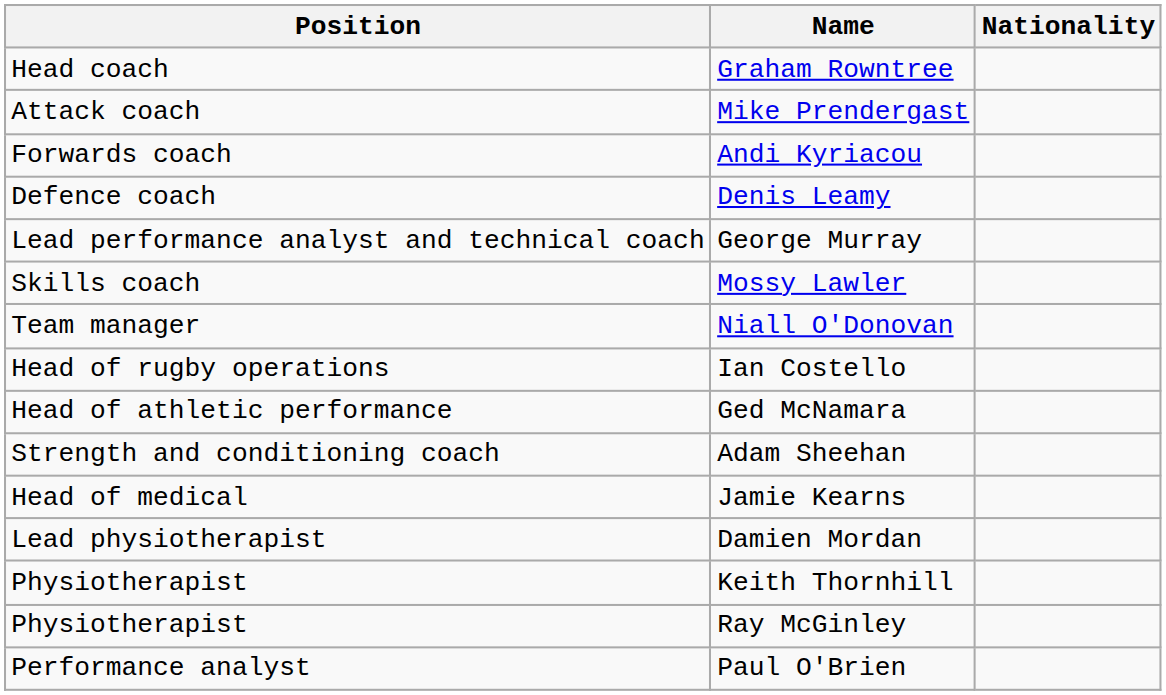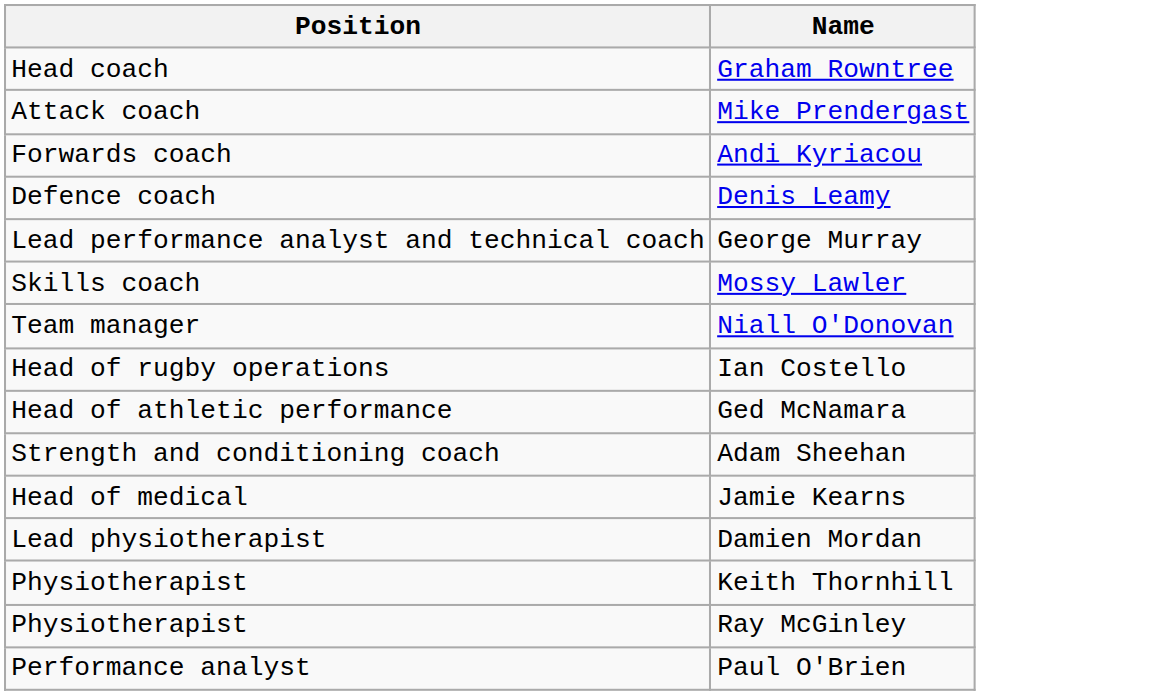- column: (1068, 26)
